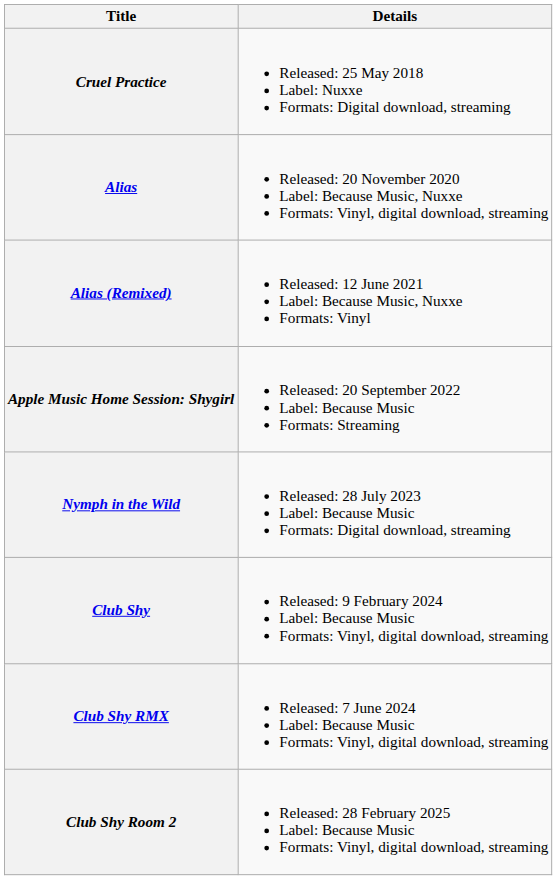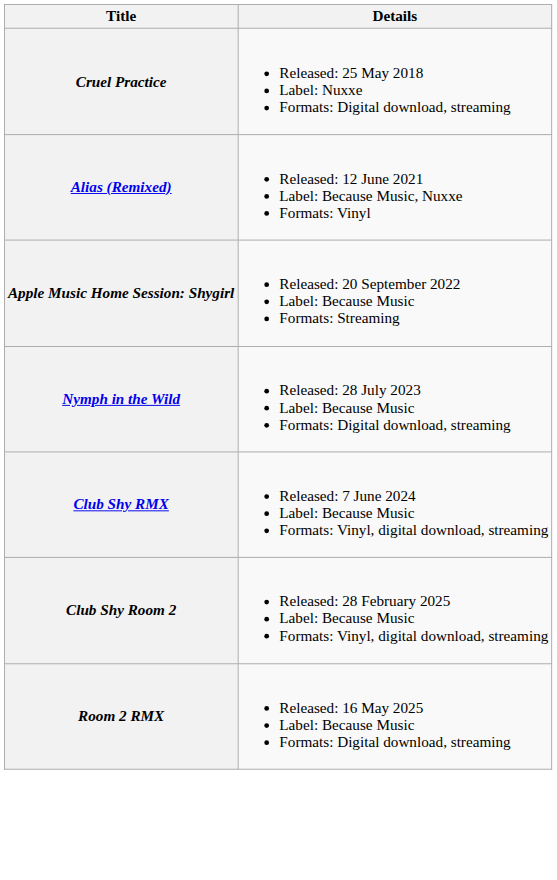- row: (121, 187)
- row: (121, 610)
+ row: (121, 716)
